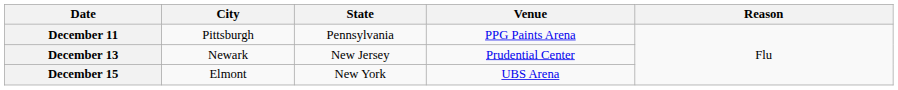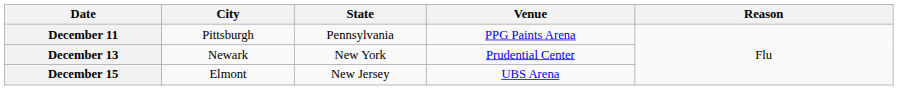(360, 54) New Jersey -> (360, 54) New York
(360, 74) New York -> (360, 74) New Jersey
